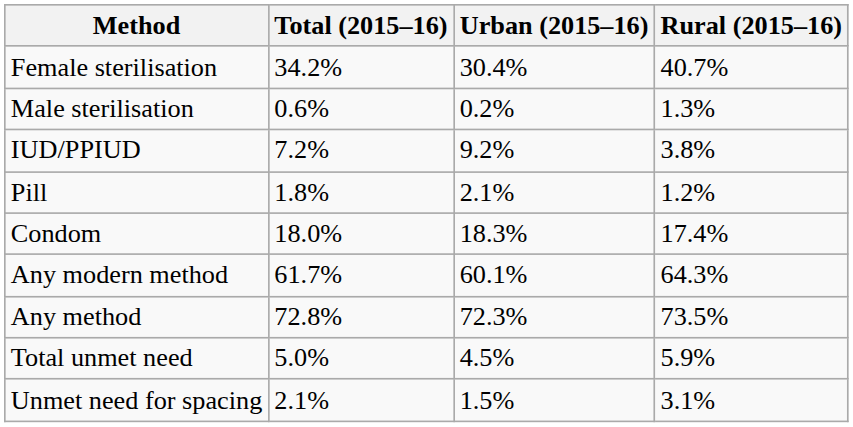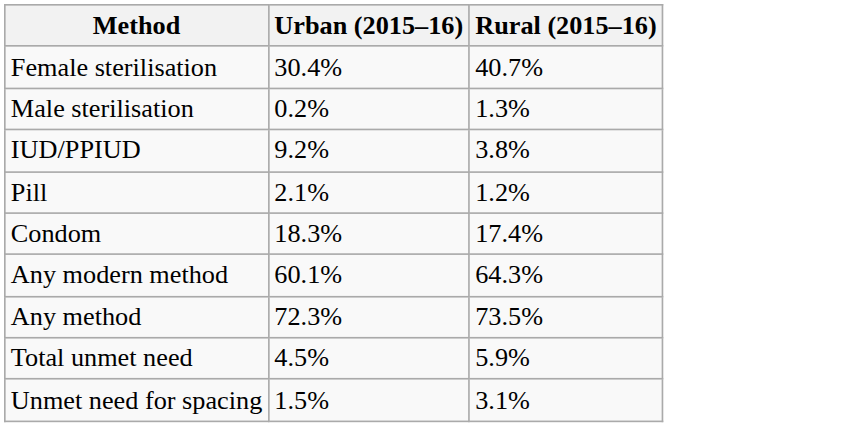- column: (361, 25)
